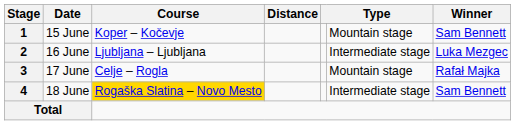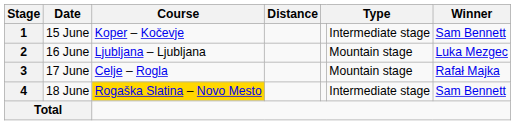(371, 33) Mountain stage -> (380, 33) Intermediate stage
(380, 52) Intermediate stage -> (371, 52) Mountain stage
